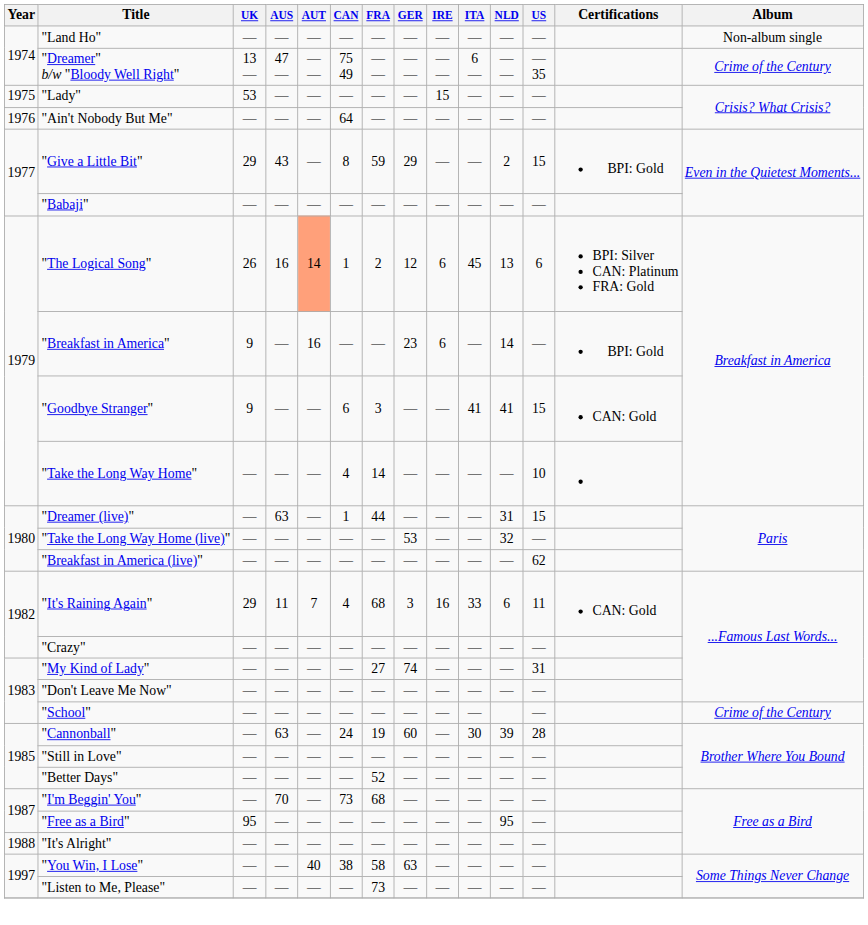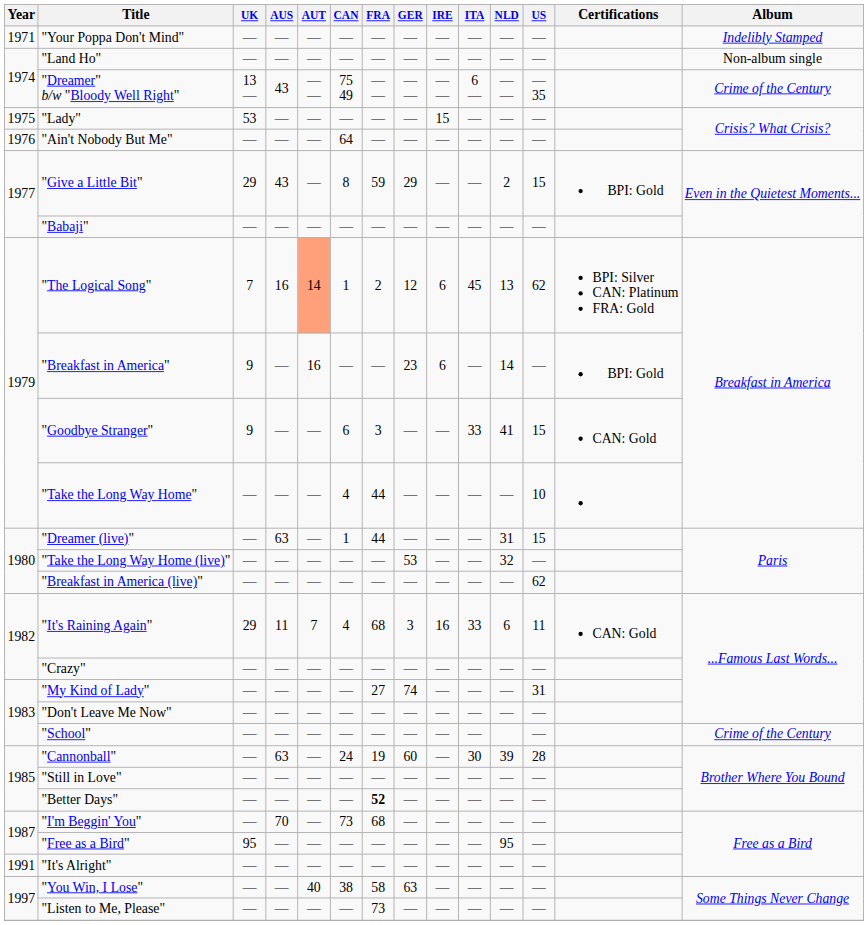+ row: (113, 37)
(282, 66) 47 — -> (282, 88) 43
(250, 263) 26 -> (250, 285) 7
(539, 263) 6 -> (539, 285) 62
(475, 408) 41 -> (475, 430) 33
(378, 473) 14 -> (378, 495) 44
(378, 778) normal -> (378, 799) bold
(21, 843) 1988 -> (21, 865) 1991
